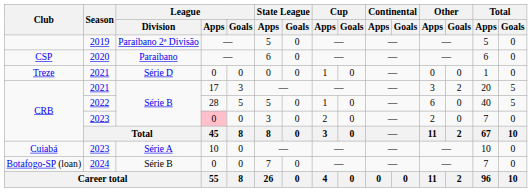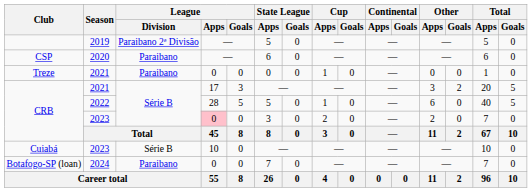(158, 73) Série D -> (158, 73) Paraibano
(158, 149) Série A -> (158, 149) Série B
(158, 164) Série B -> (158, 164) Paraibano
